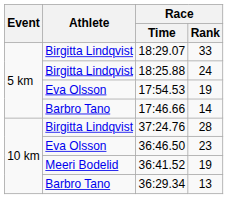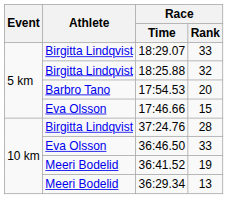(205, 71) 24 -> (205, 71) 32
(76, 90) Eva Olsson -> (78, 90) Barbro Tano
(205, 90) 19 -> (205, 90) 20
(78, 109) Barbro Tano -> (76, 109) Eva Olsson
(205, 109) 14 -> (205, 109) 15
(205, 146) 23 -> (205, 146) 33
(78, 184) Barbro Tano -> (82, 184) Meeri Bodelid
